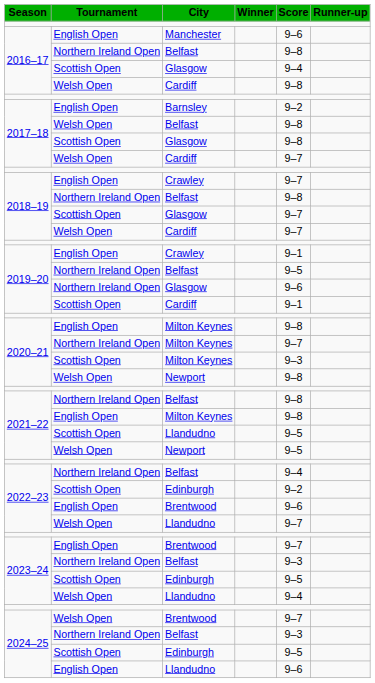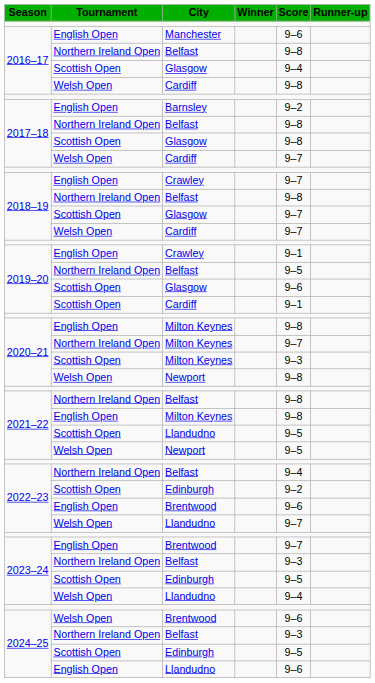(83, 124) Welsh Open -> (107, 124) Northern Ireland Open
(107, 287) Northern Ireland Open -> (87, 287) Scottish Open
(293, 618) 9–7 -> (293, 618) 9–6
